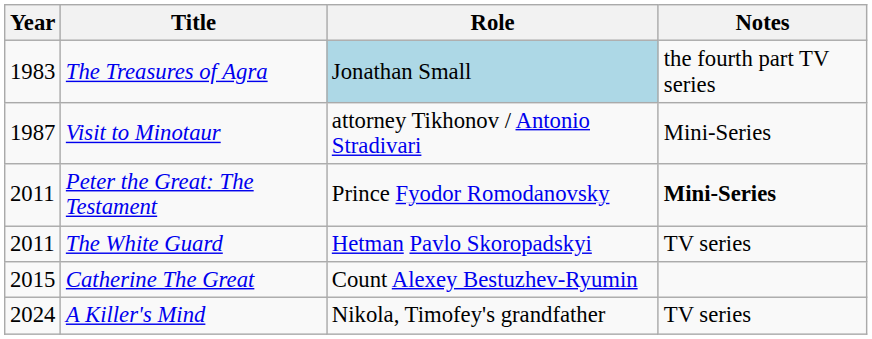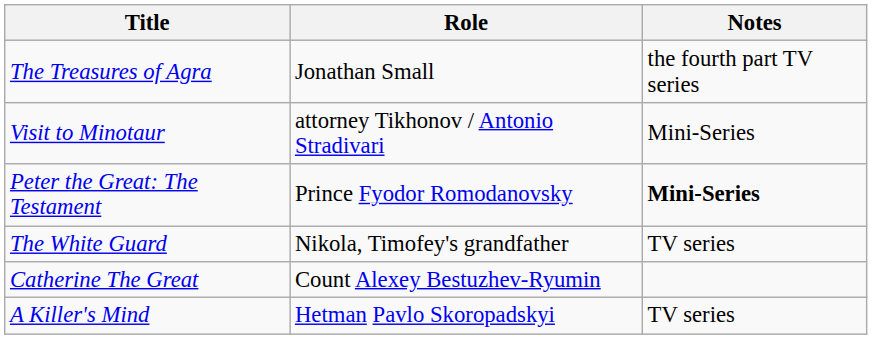- column: (33, 22)
(402, 71) lightblue background -> (365, 71) no background
(462, 243) Hetman Pavlo Skoropadskyi -> (432, 243) Nikola, Timofey's grandfather
(469, 315) Nikola, Timofey's grandfather -> (425, 315) Hetman Pavlo Skoropadskyi
